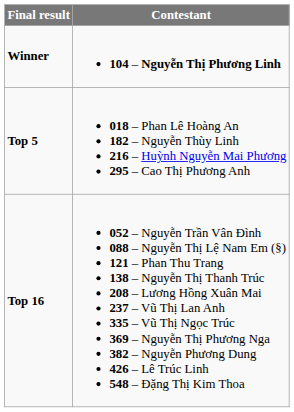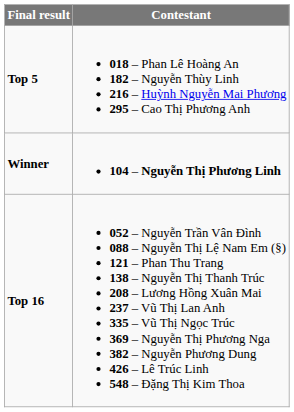rows swapped: (28, 56) <-> (23, 140)
